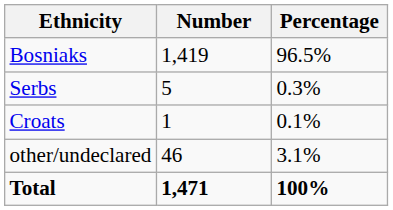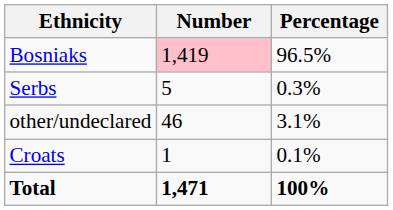(185, 54) no background -> (185, 54) pink background
rows swapped: (37, 121) <-> (80, 155)
